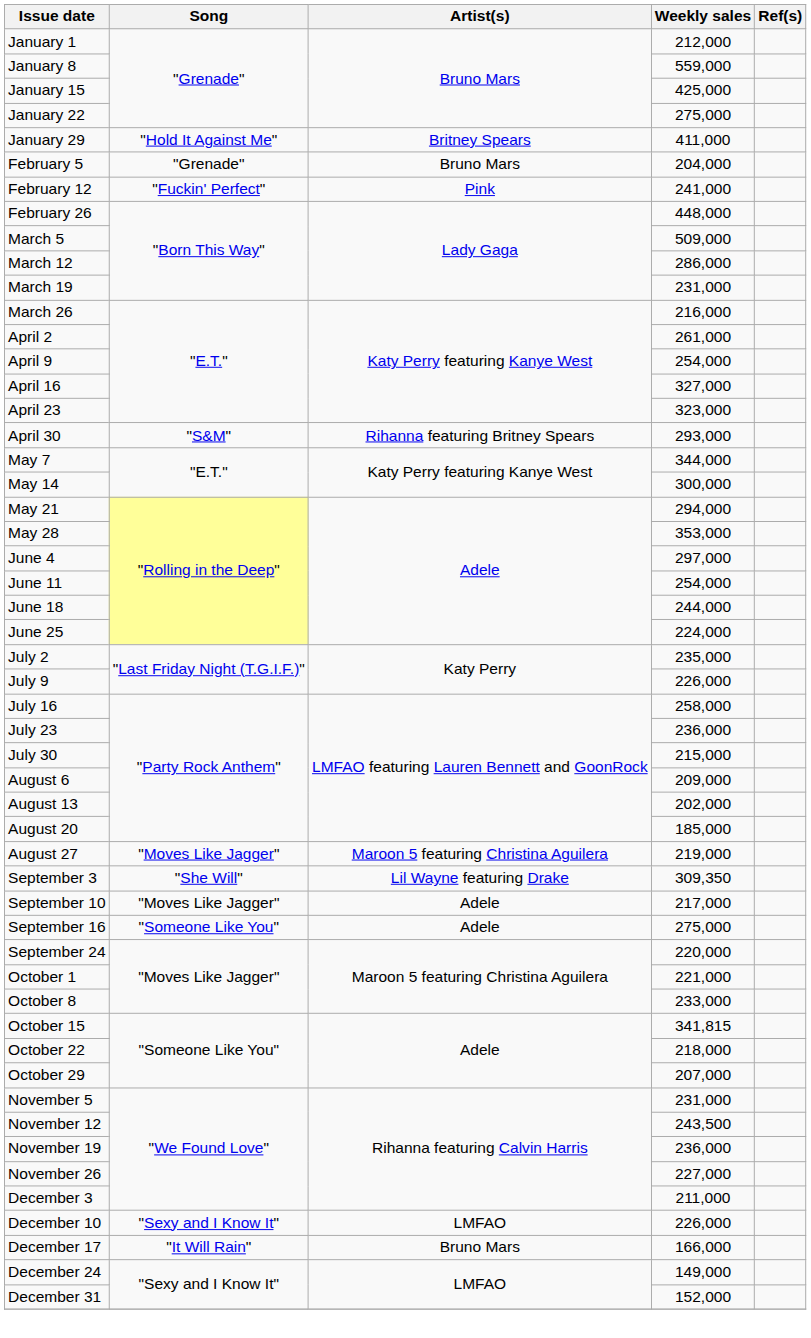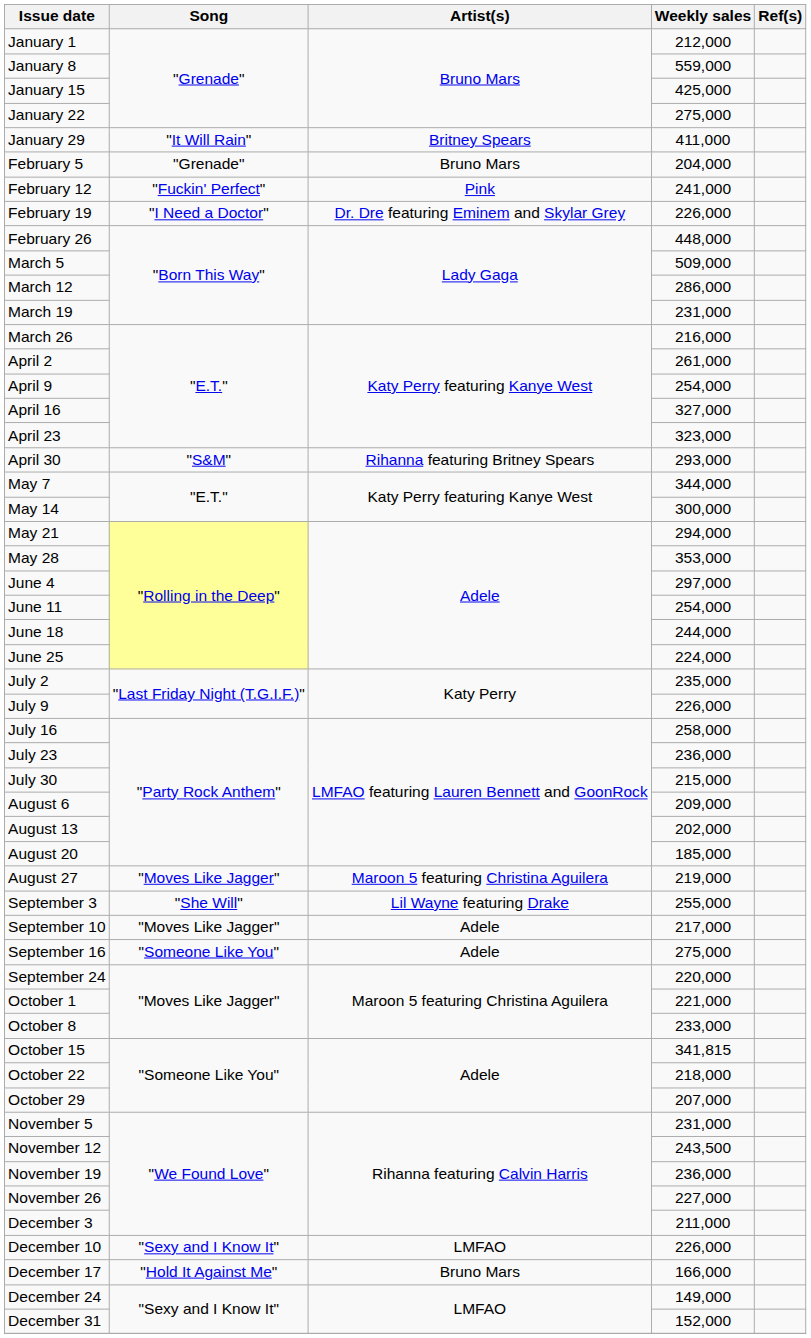(209, 139) "Hold It Against Me" -> (209, 139) "It Will Rain"
+ row: (50, 213)
(703, 878) 309,350 -> (703, 902) 255,000
(209, 1247) "It Will Rain" -> (209, 1272) "Hold It Against Me"
